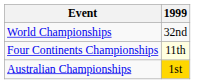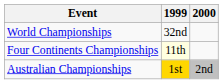+ column: (204, 13)
